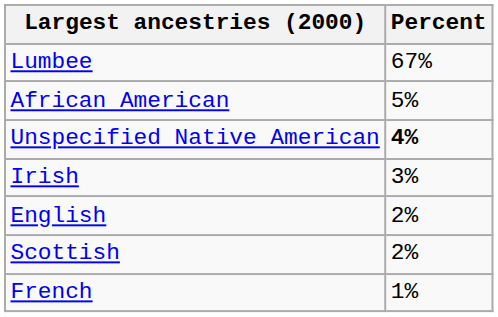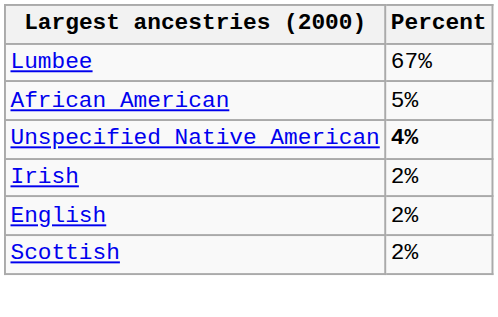(404, 177) 3% -> (404, 177) 2%
- row: (52, 292)
